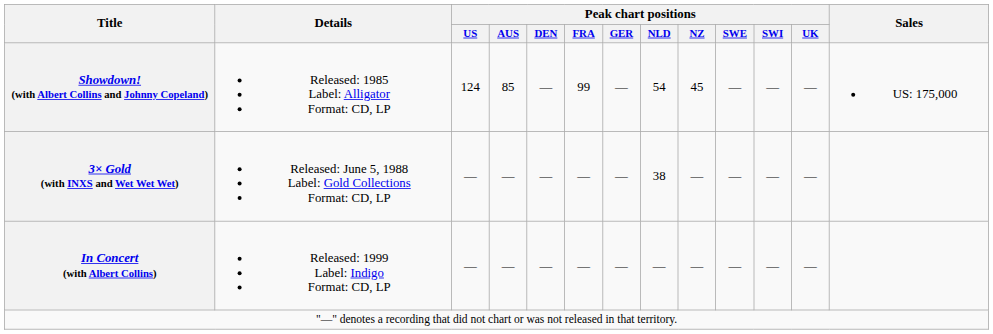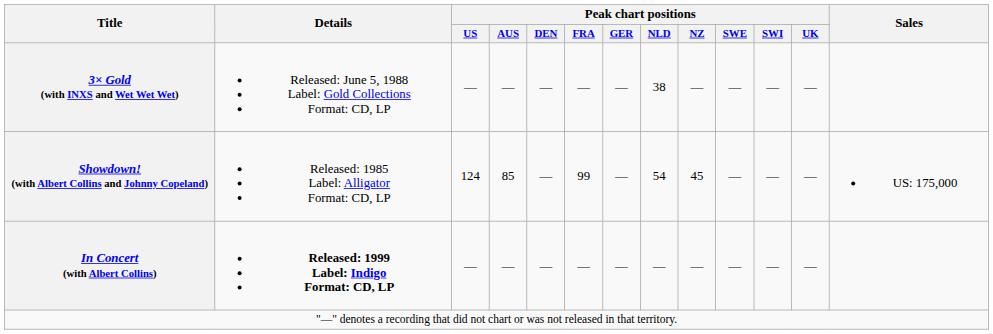rows swapped: (110, 87) <-> (110, 176)
(333, 273) normal -> (333, 273) bold
